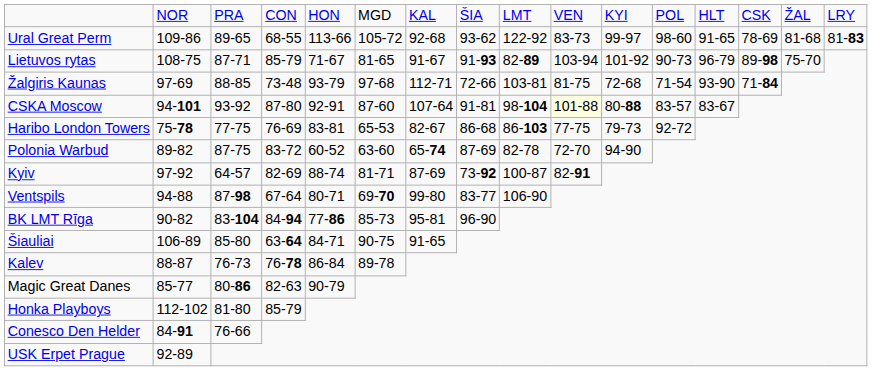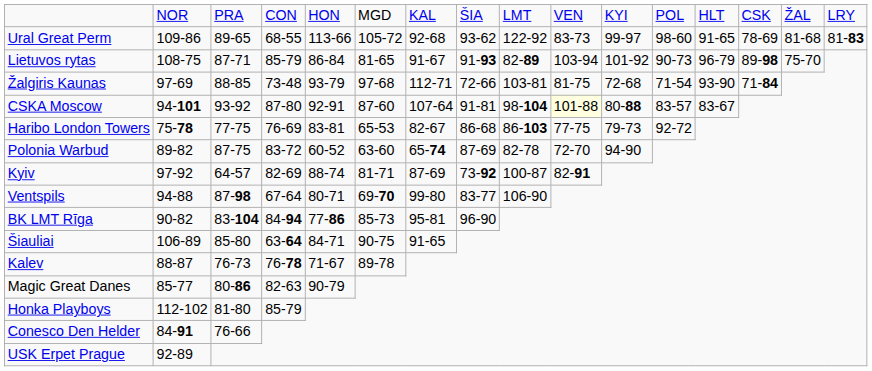(326, 60) 71-67 -> (326, 60) 86-84
(326, 264) 86-84 -> (326, 264) 71-67
